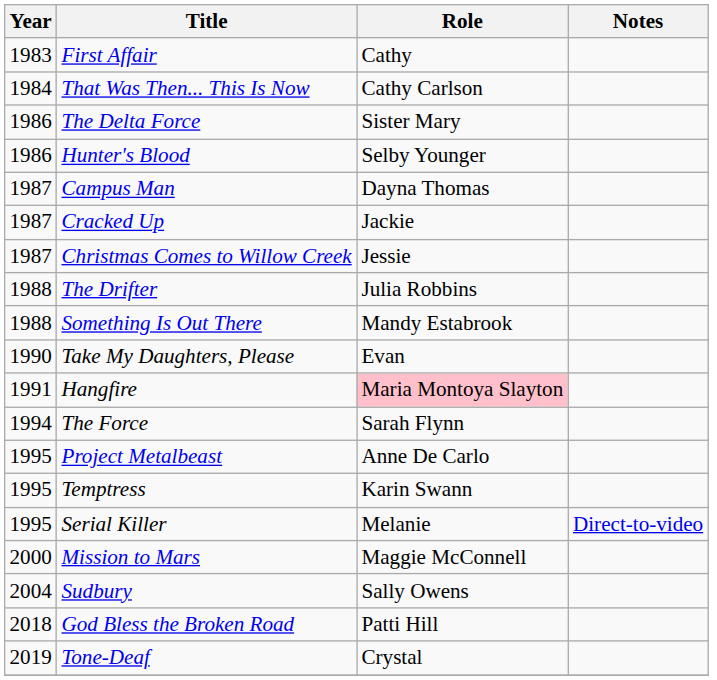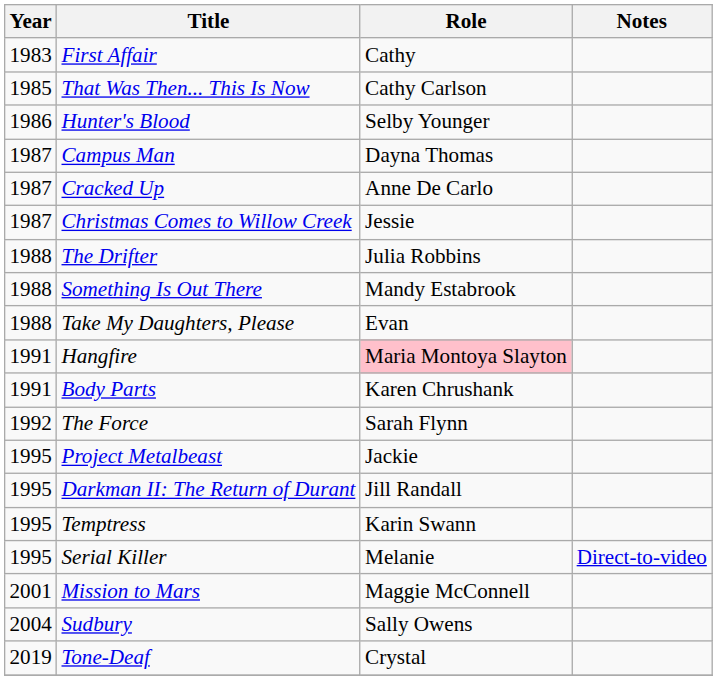(31, 88) 1984 -> (31, 88) 1985
- row: (131, 121)
(388, 222) Jackie -> (429, 188) Anne De Carlo
(31, 356) 1990 -> (31, 322) 1988
+ row: (109, 389)
(31, 423) 1994 -> (31, 423) 1992
(425, 456) Anne De Carlo -> (392, 456) Jackie
+ row: (208, 490)
(31, 557) 2000 -> (31, 590) 2001
- row: (178, 624)
